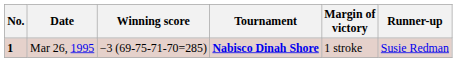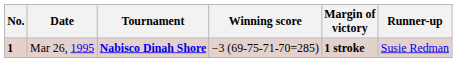columns swapped: (266, 21) <-> (153, 21)
(343, 48) normal -> (344, 48) bold
